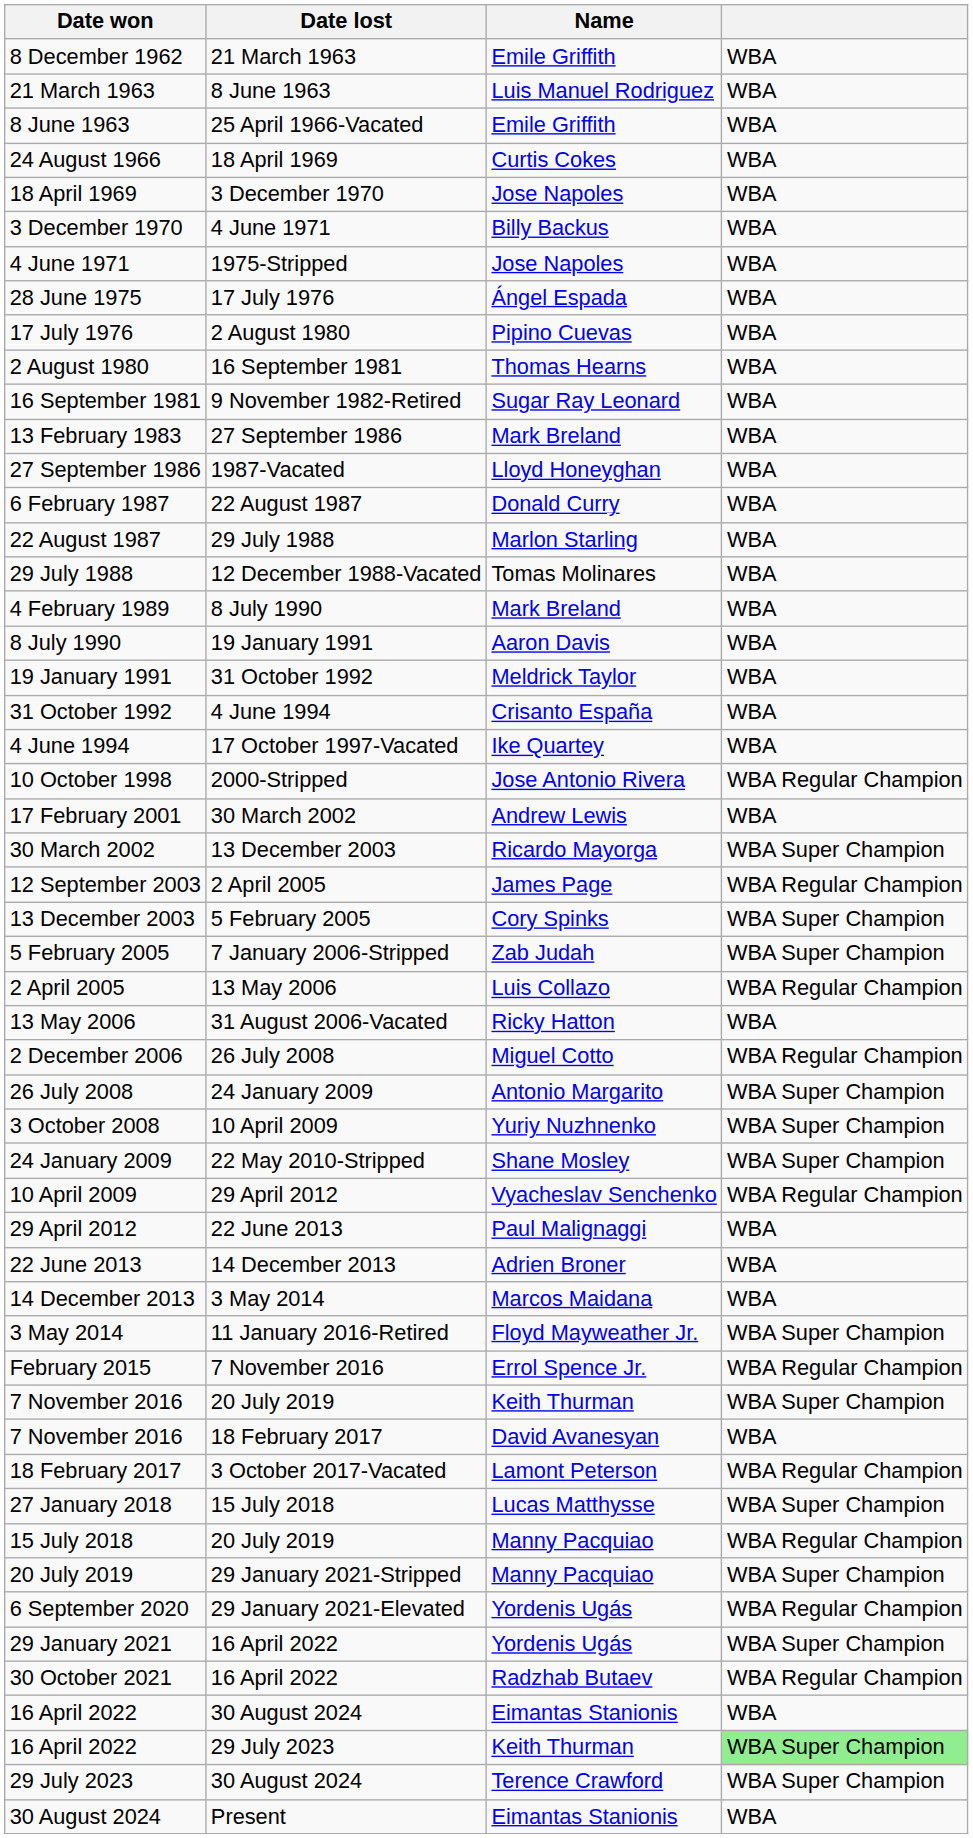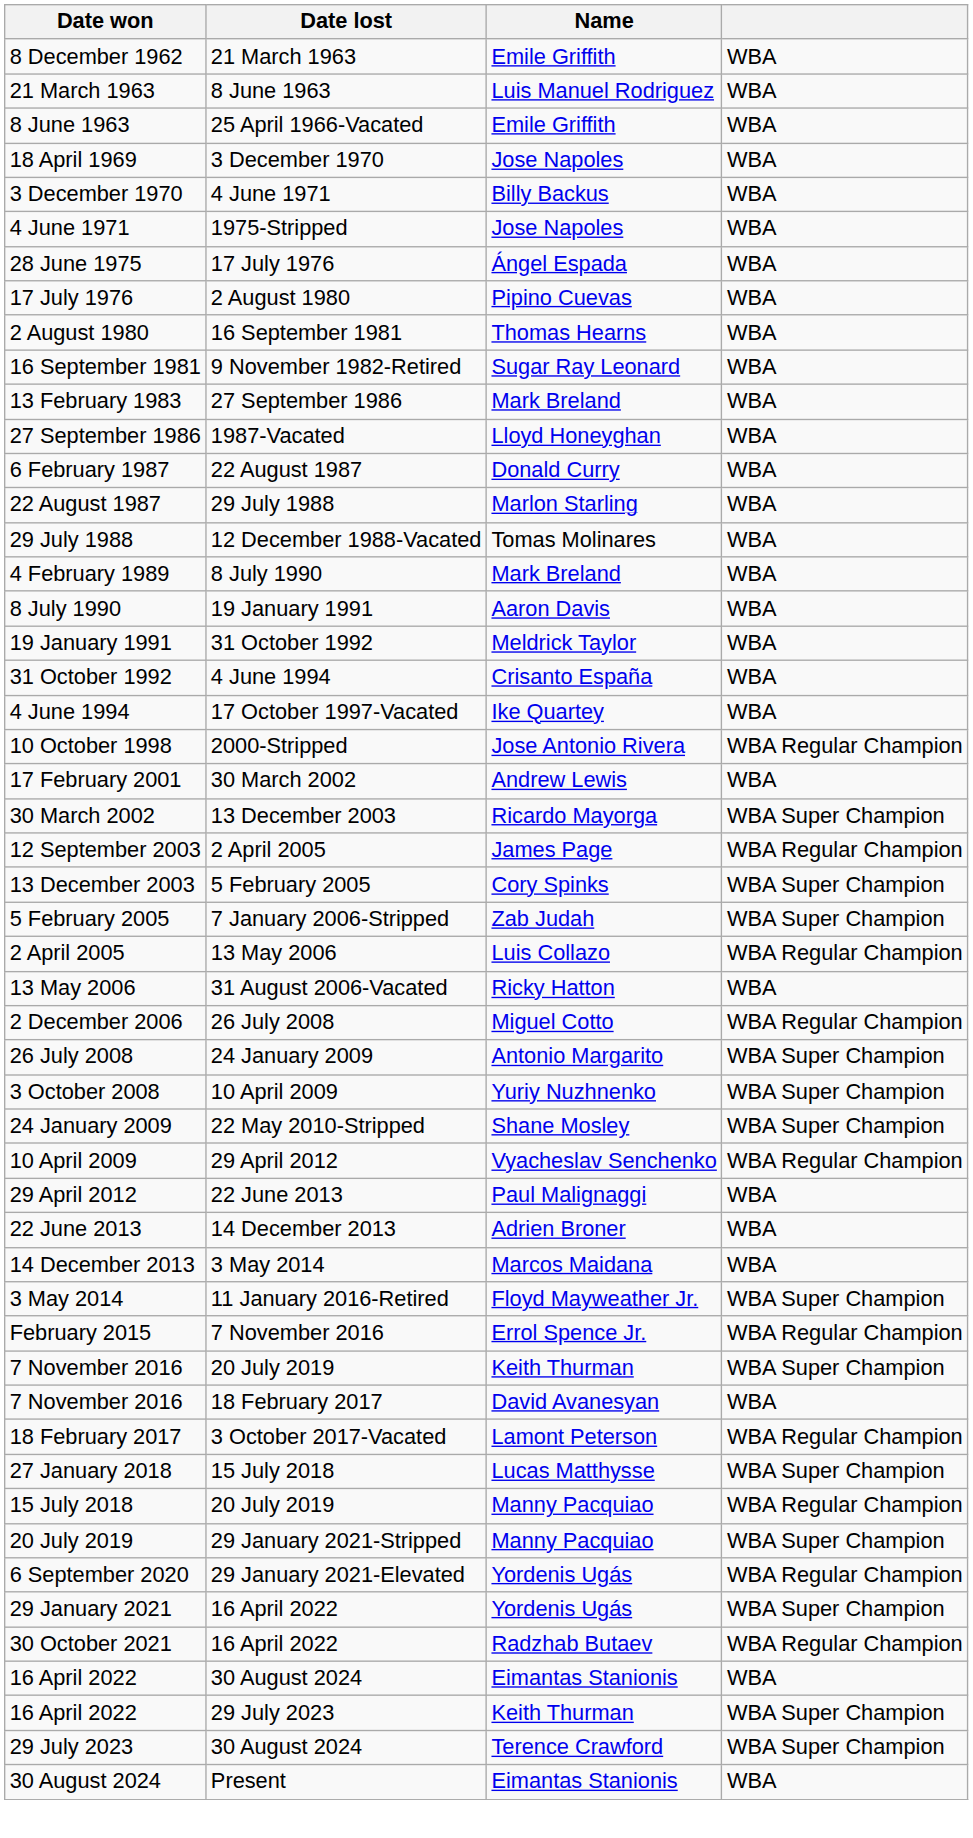- row: (85, 159)
(836, 1747) lightgreen background -> (836, 1712) no background
